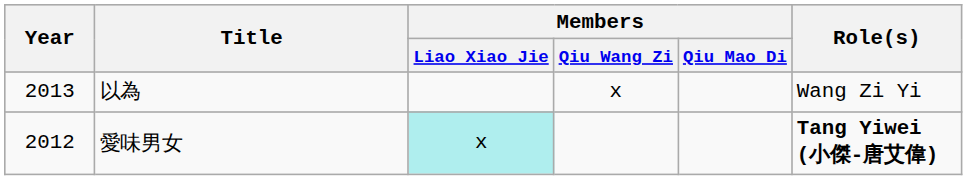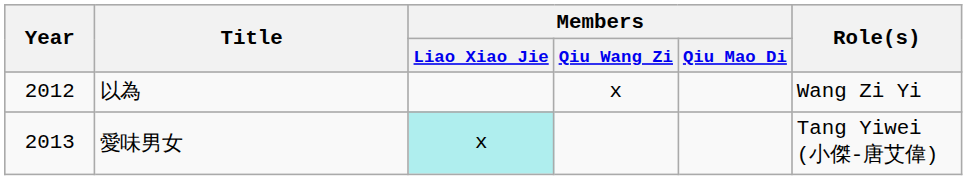(50, 92) 2013 -> (50, 92) 2012
(50, 143) 2012 -> (50, 143) 2013
(868, 142) bold -> (868, 142) normal
